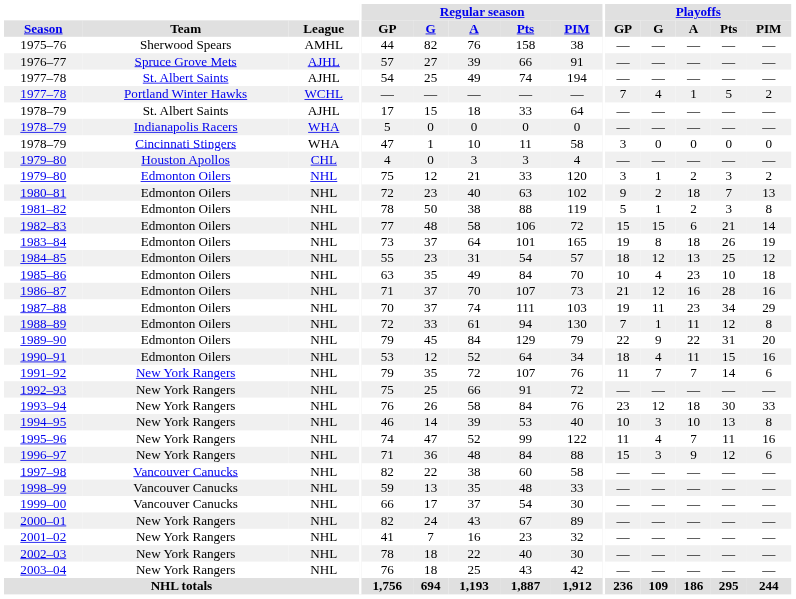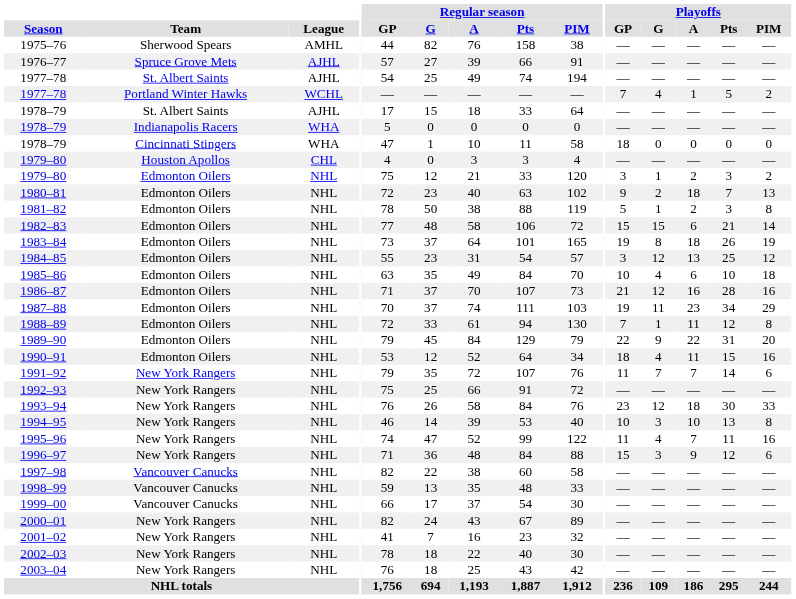(623, 143) 3 -> (623, 143) 18
(623, 258) 18 -> (623, 258) 3
(693, 274) 23 -> (693, 274) 6
